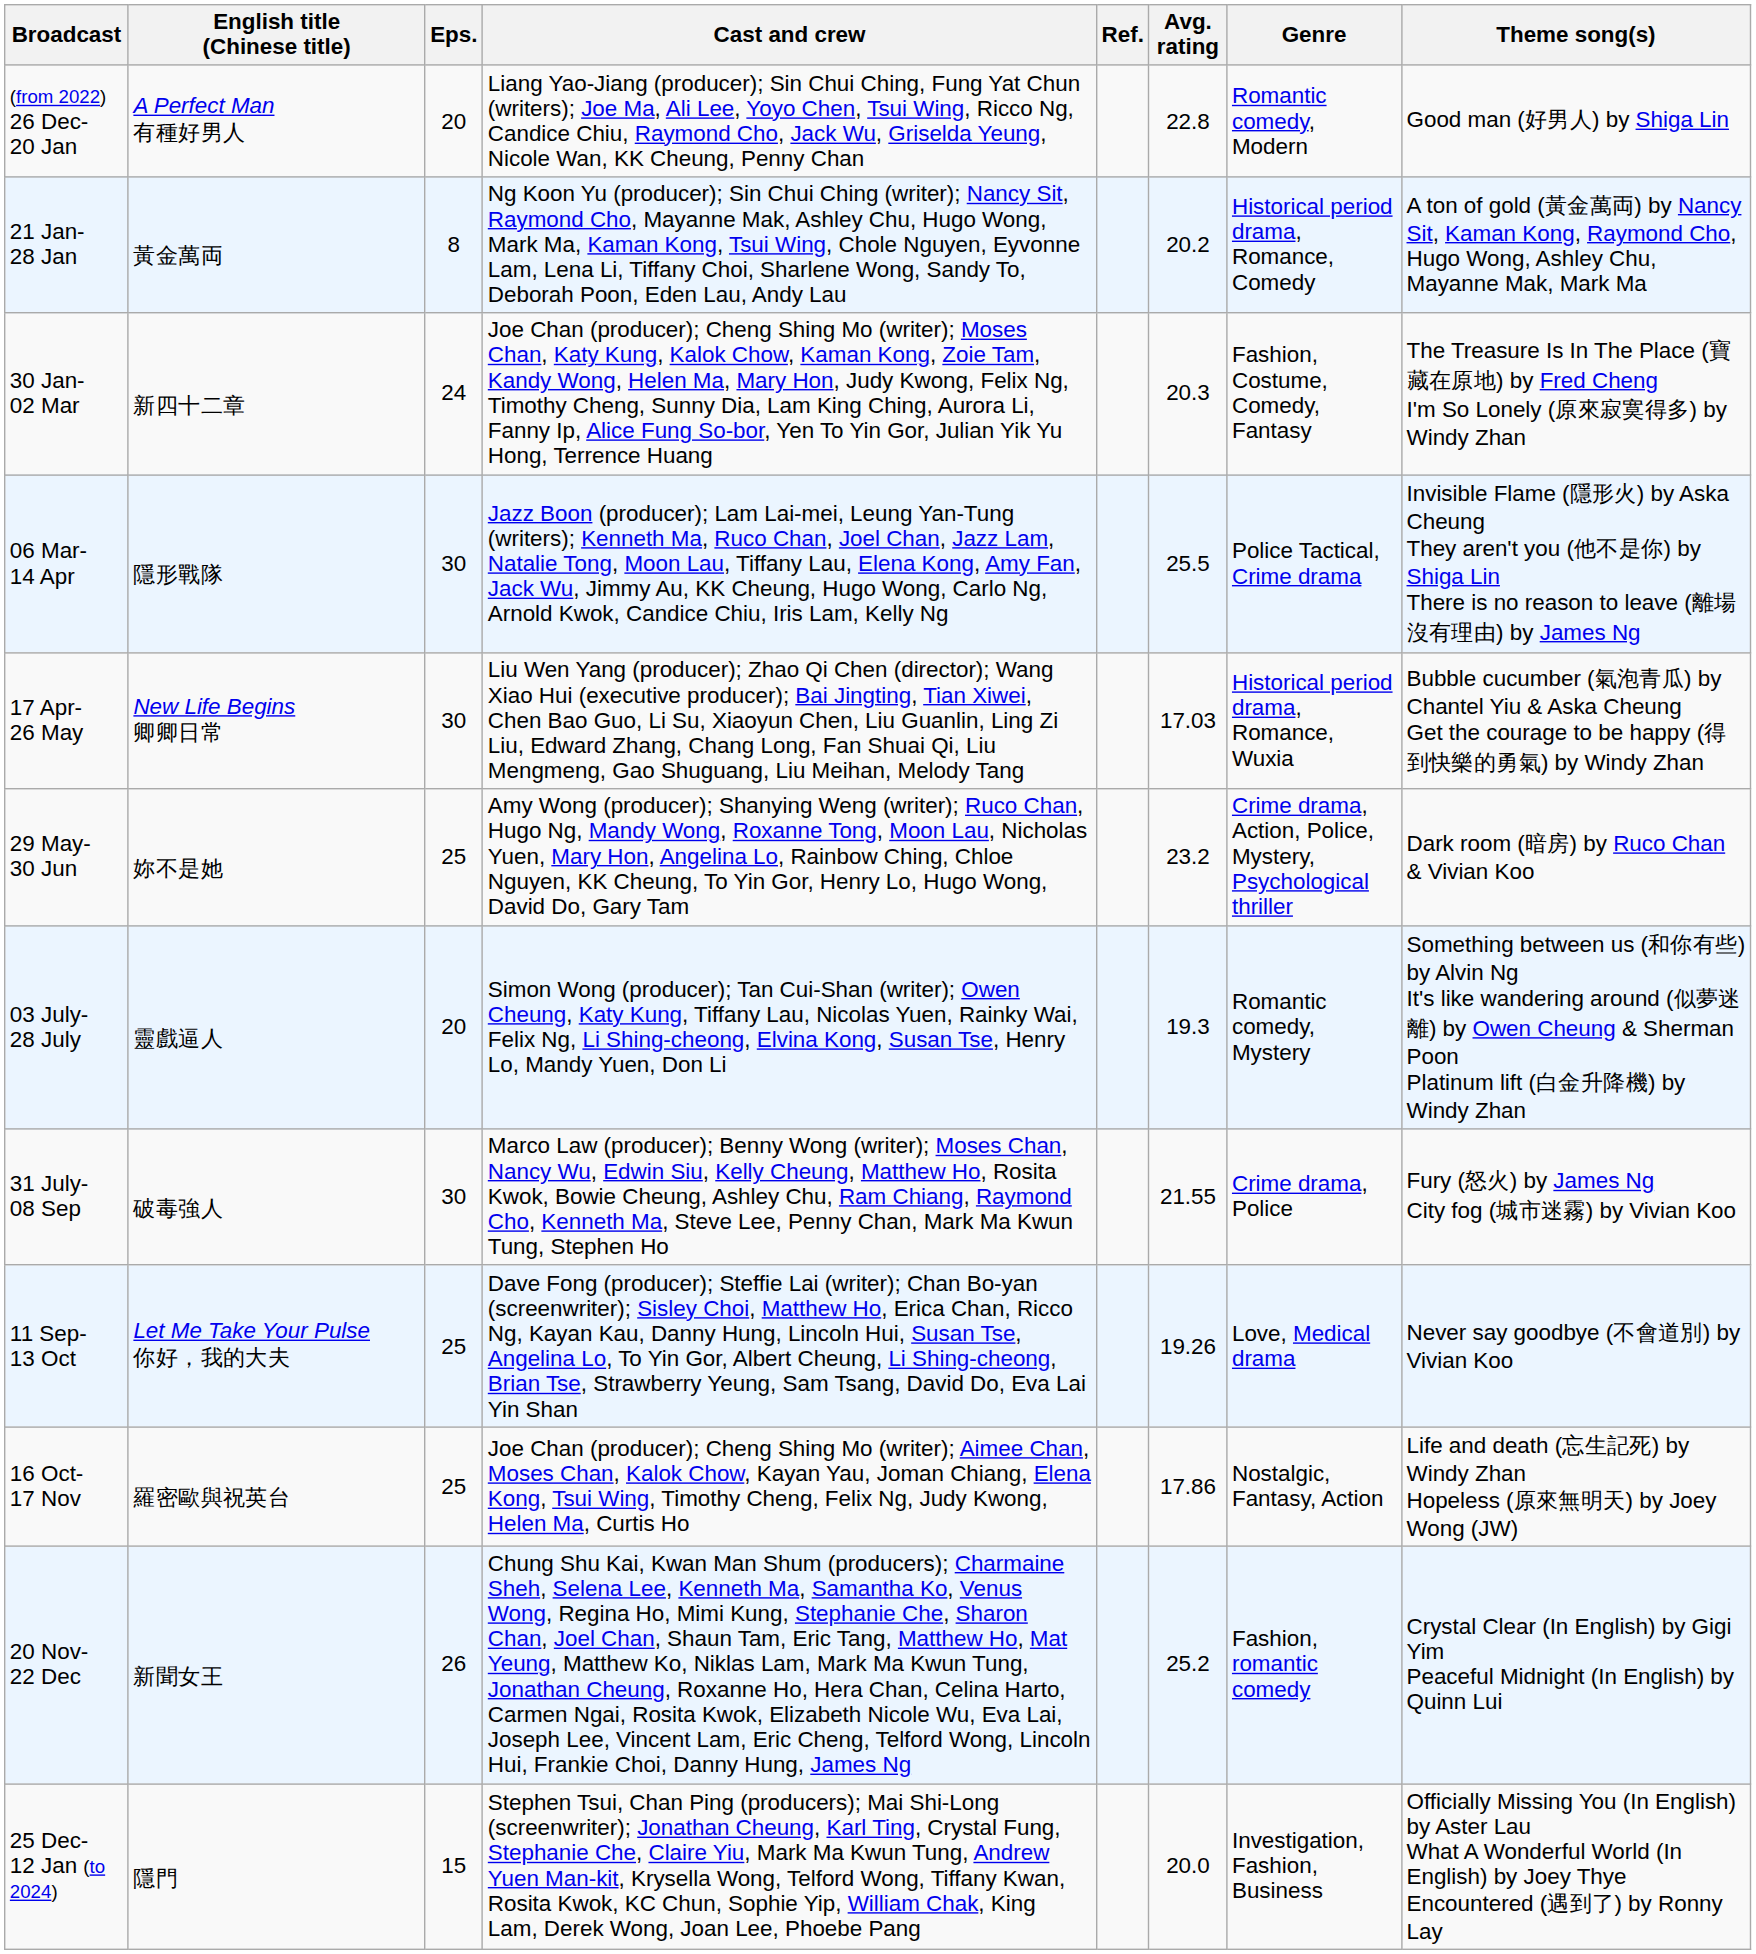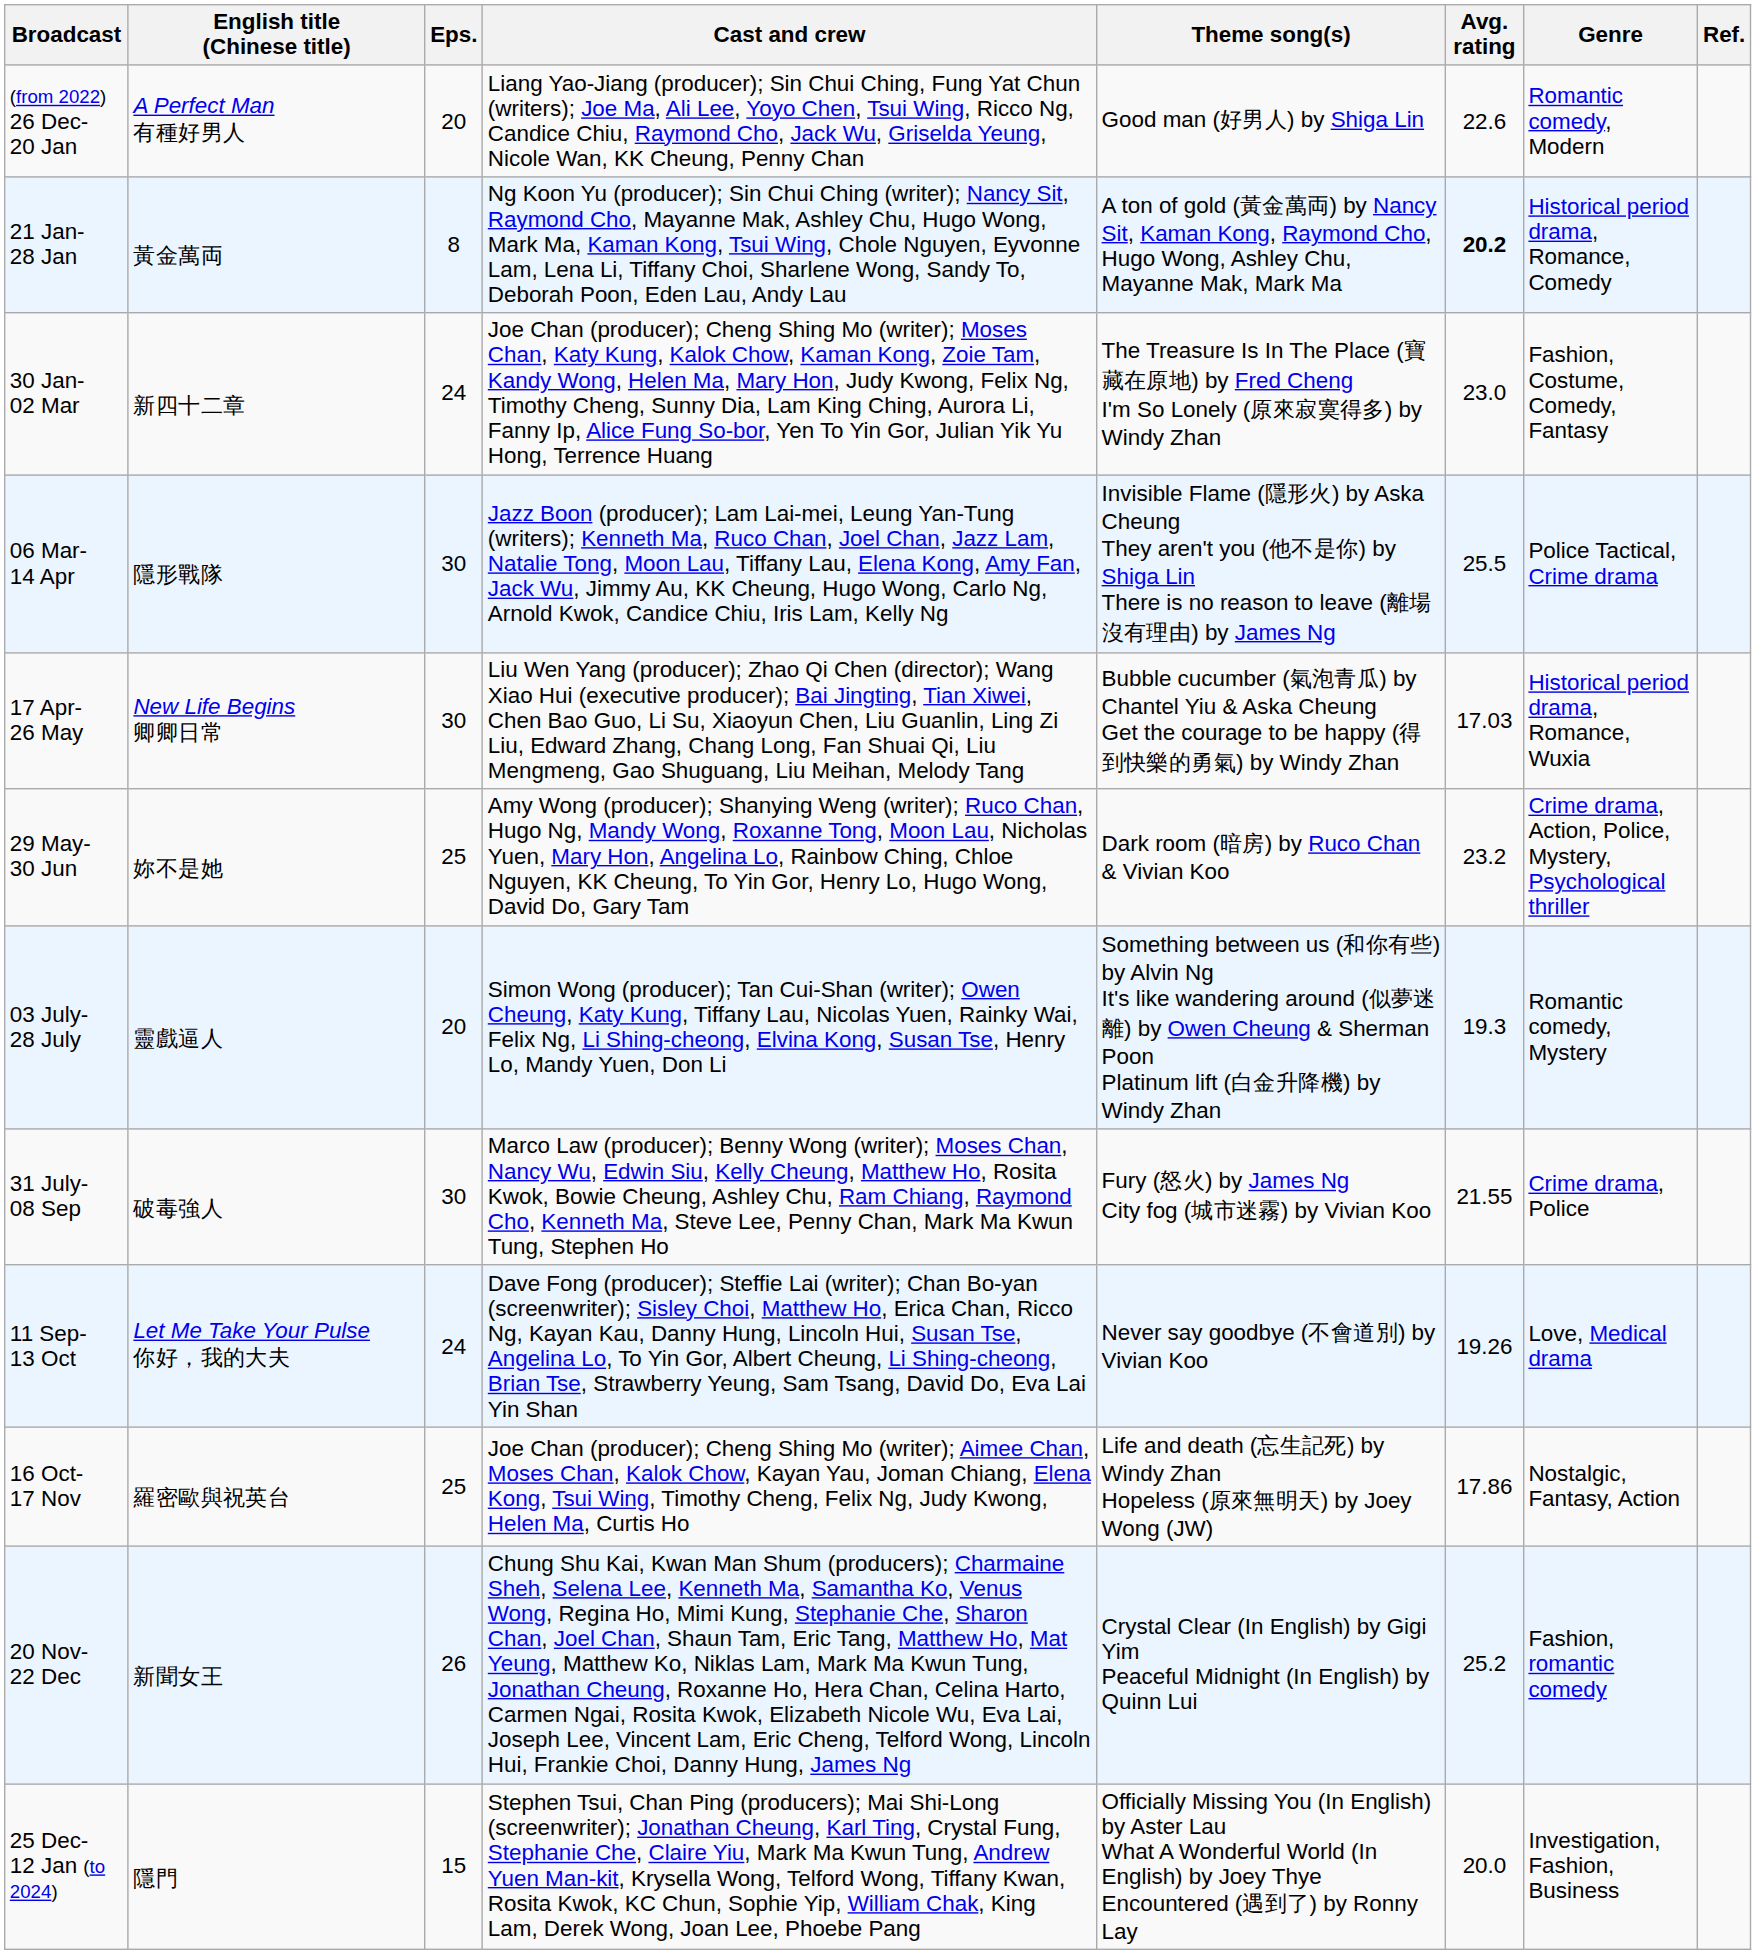columns swapped: (1576, 34) <-> (1123, 34)
(1188, 120) 22.8 -> (1484, 120) 22.6
(1188, 244) normal -> (1484, 244) bold
(1188, 393) 20.3 -> (1484, 393) 23.0
(454, 1345) 25 -> (454, 1345) 24
